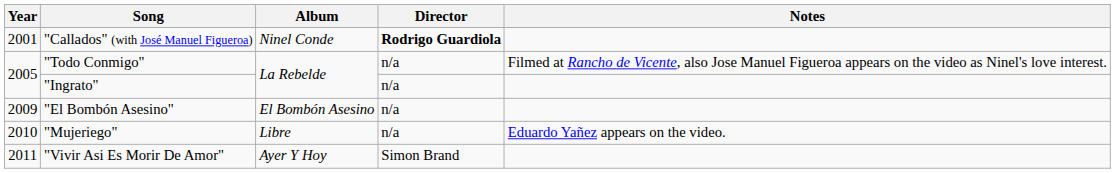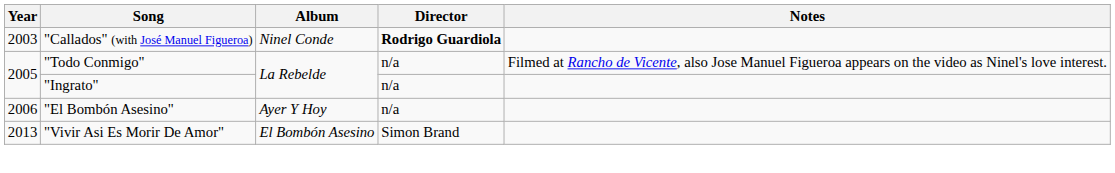(23, 39) 2001 -> (23, 39) 2003
(23, 109) 2009 -> (23, 109) 2006
(317, 109) El Bombón Asesino -> (293, 109) Ayer Y Hoy
- row: (81, 132)
(23, 156) 2011 -> (23, 132) 2013
(293, 156) Ayer Y Hoy -> (317, 132) El Bombón Asesino
